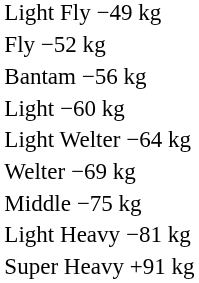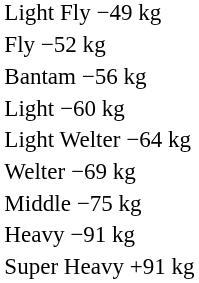- row: (98, 234)
+ row: (70, 234)
